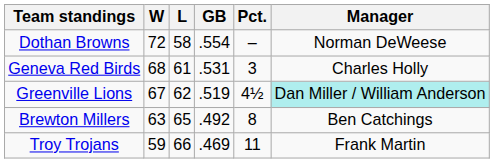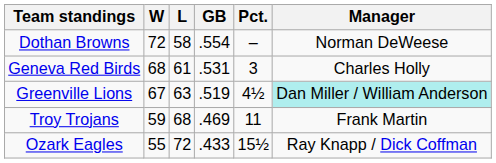(182, 94) 62 -> (182, 94) 63
- row: (74, 119)
(182, 145) 66 -> (182, 119) 68
+ row: (74, 145)
